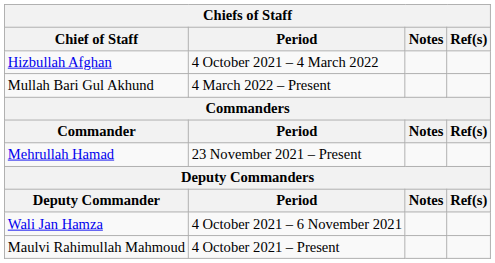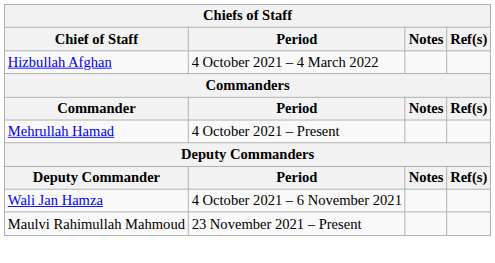- row: (81, 85)
(277, 154) 23 November 2021 – Present -> (266, 131) 4 October 2021 – Present
(266, 246) 4 October 2021 – Present -> (277, 223) 23 November 2021 – Present
